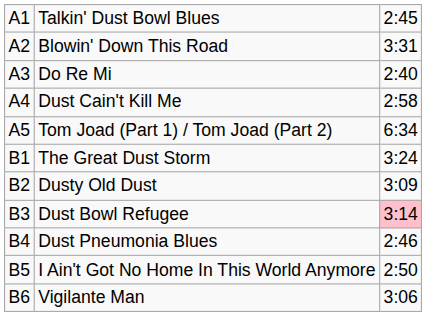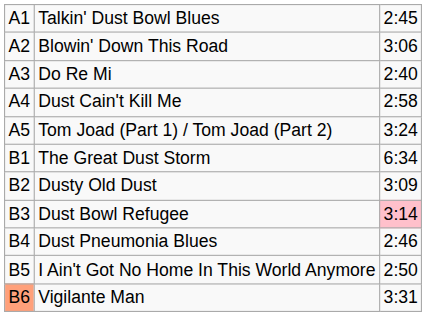(401, 46) 3:31 -> (401, 46) 3:06
(401, 130) 6:34 -> (401, 130) 3:24
(401, 158) 3:24 -> (401, 158) 6:34
(19, 297) no background -> (19, 297) lightsalmon background
(401, 297) 3:06 -> (401, 297) 3:31
